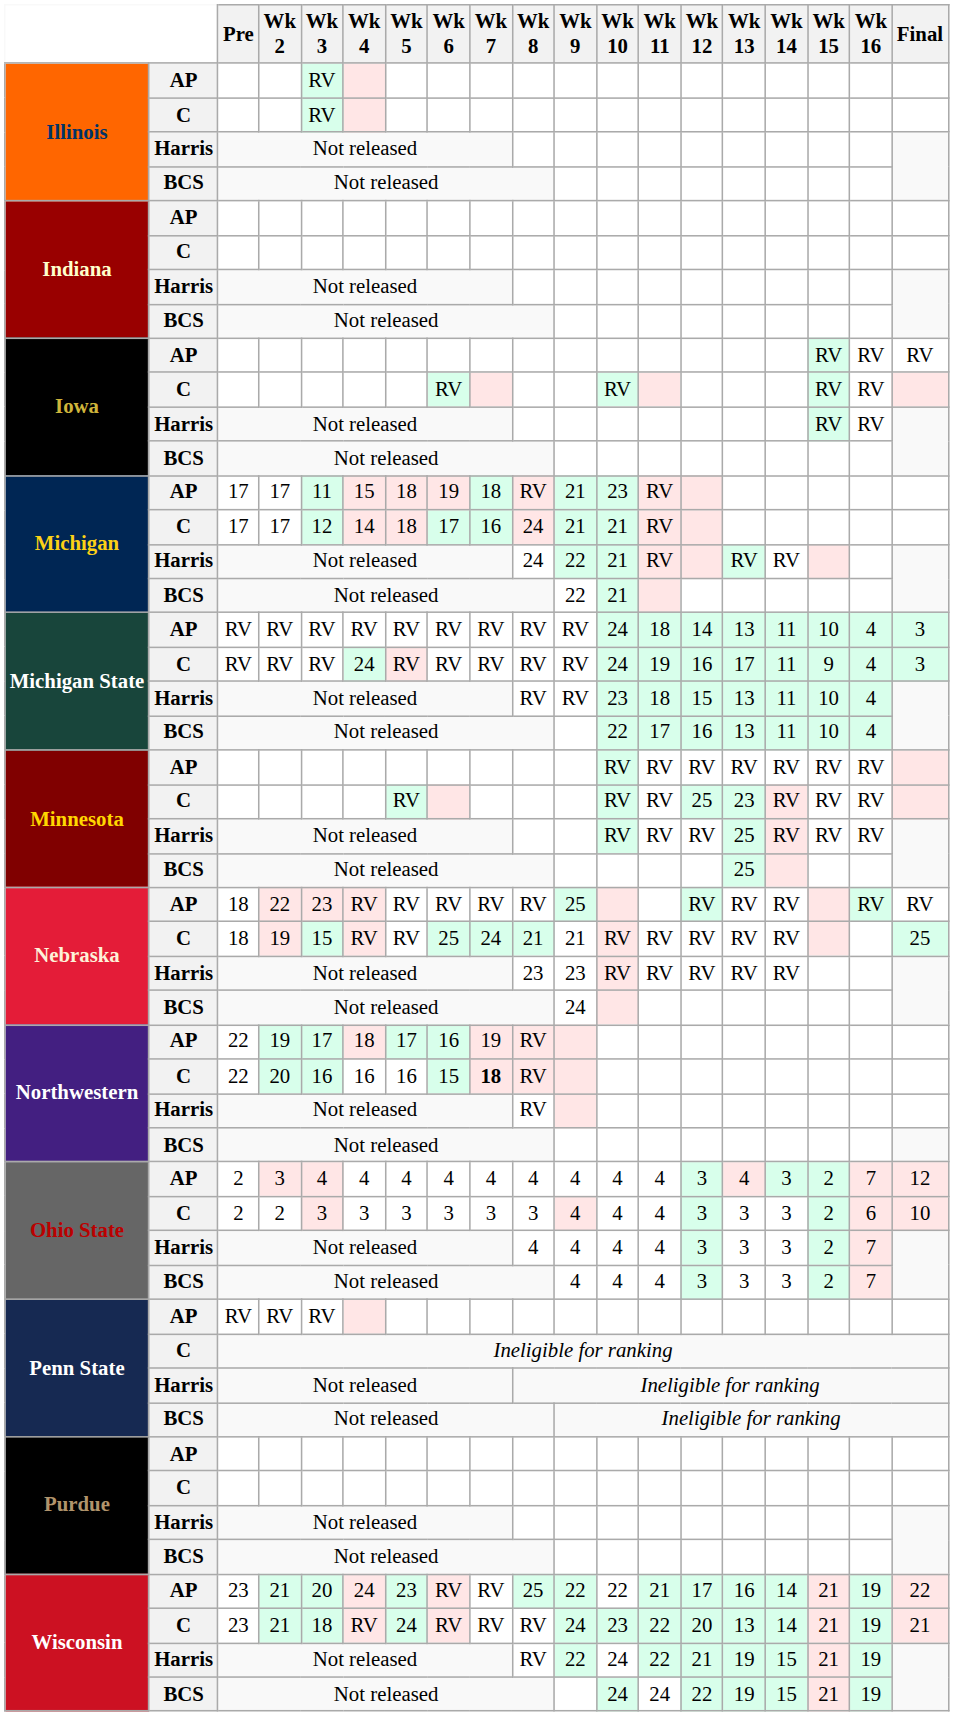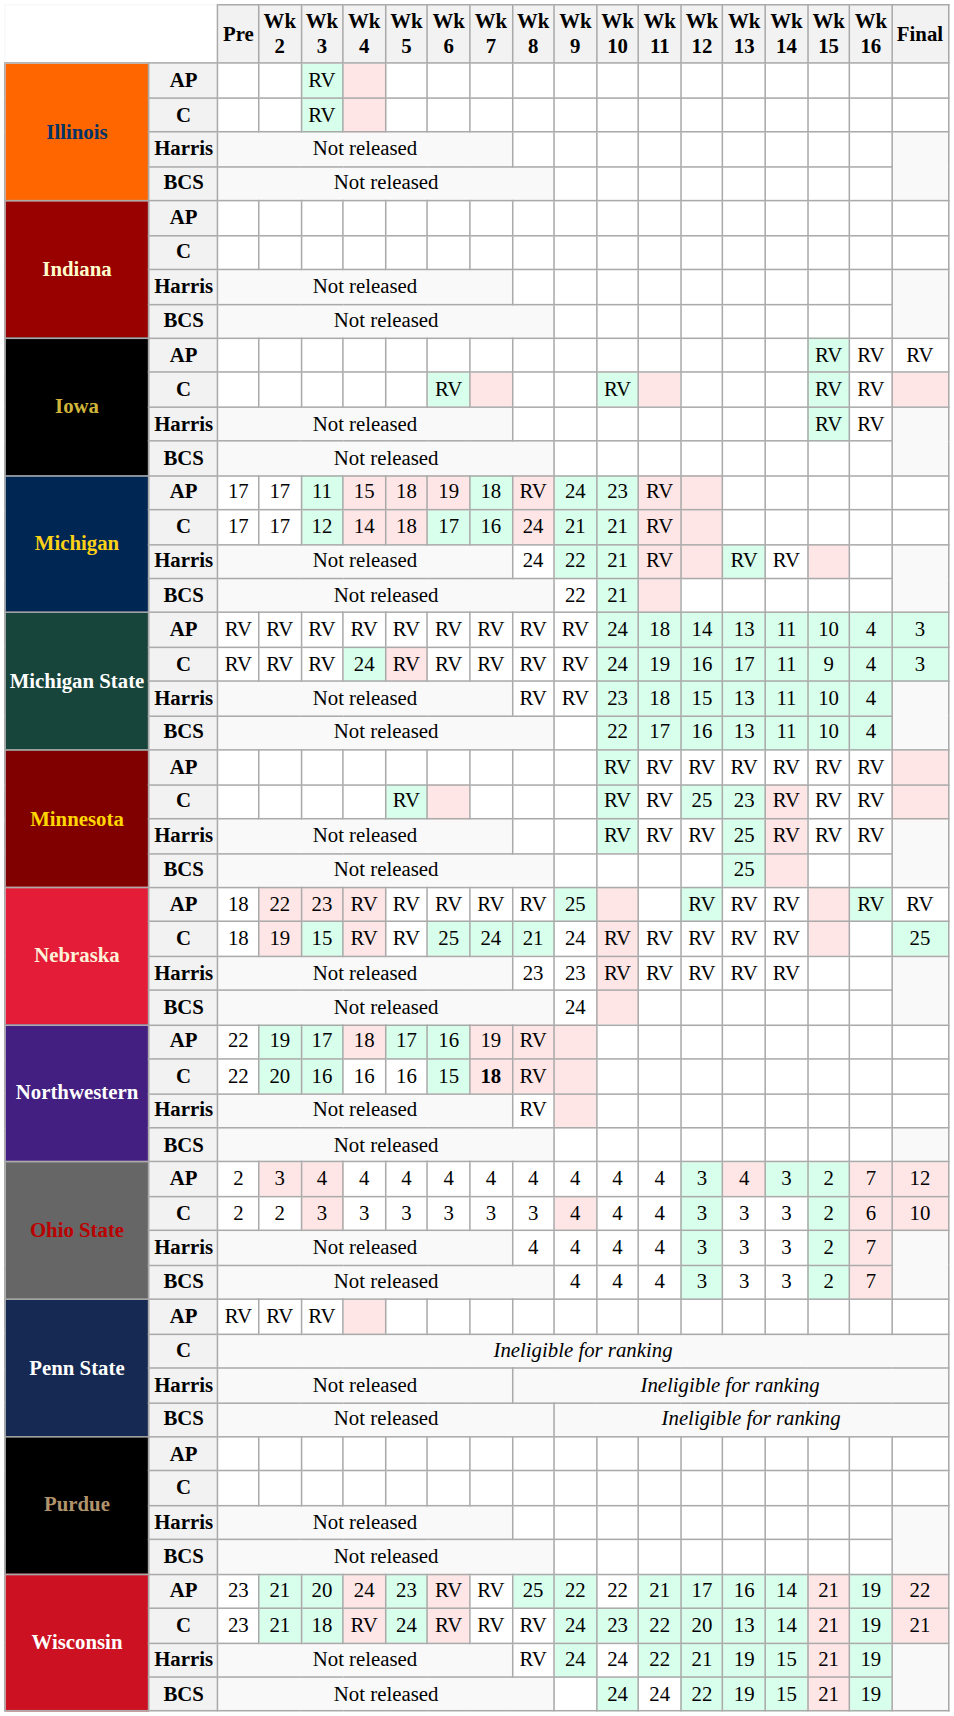(575, 492) 21 -> (575, 492) 24
(575, 938) 21 -> (575, 938) 24
(575, 1659) 22 -> (575, 1659) 24
